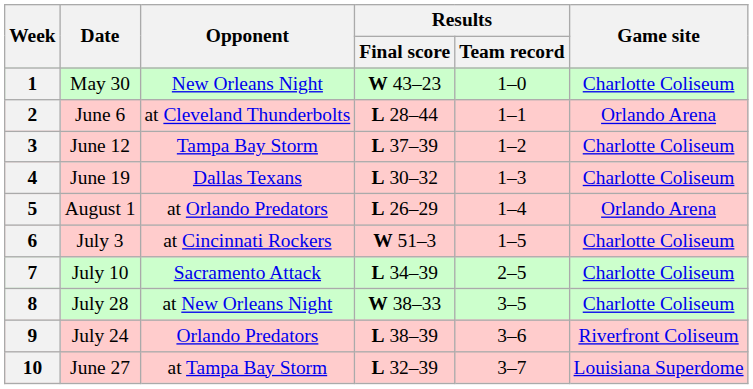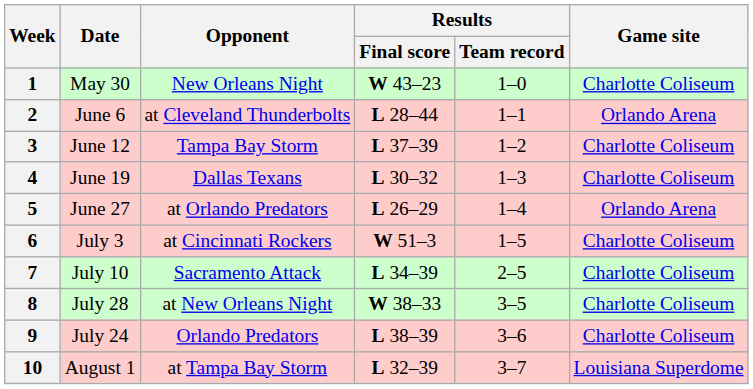(100, 209) August 1 -> (100, 209) June 27
(659, 335) Riverfront Coliseum -> (659, 335) Charlotte Coliseum
(100, 366) June 27 -> (100, 366) August 1
